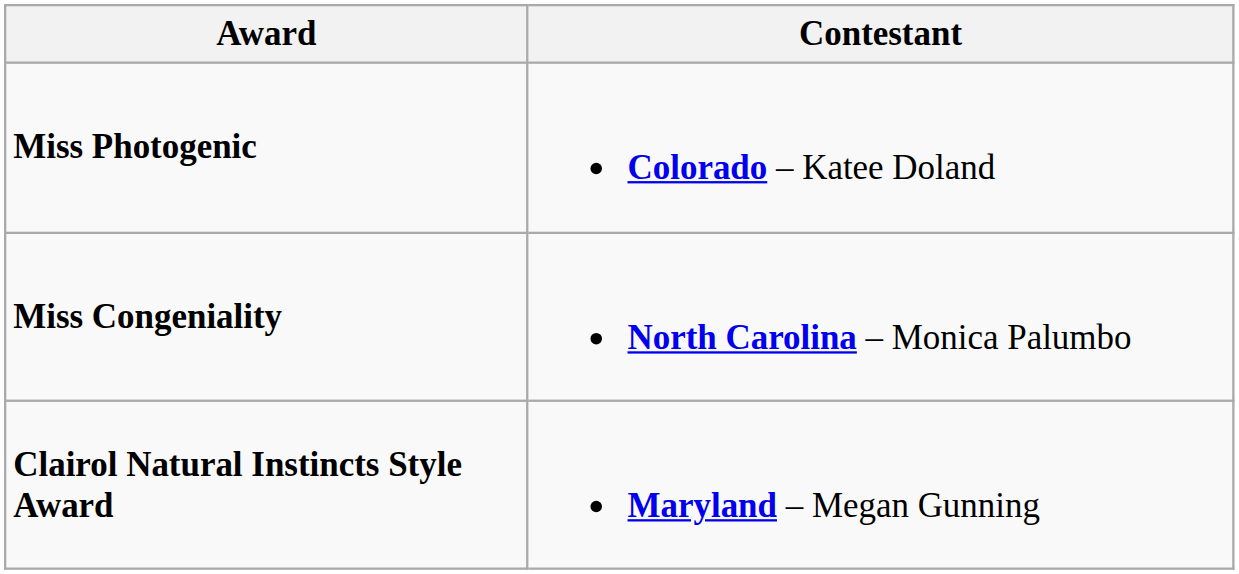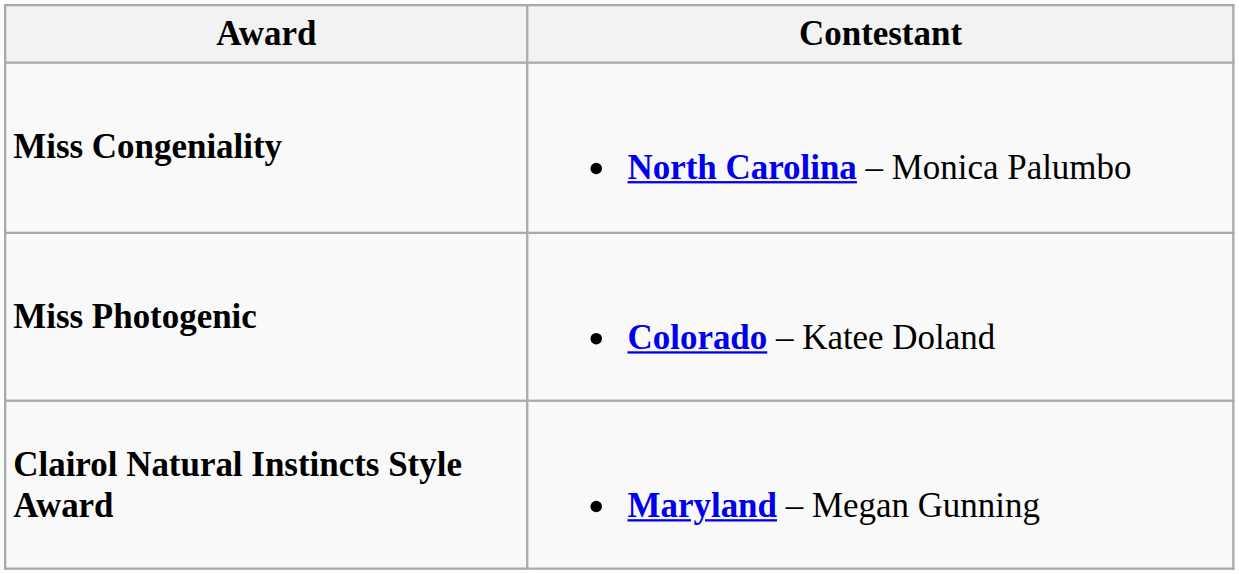rows swapped: (148, 315) <-> (135, 146)
